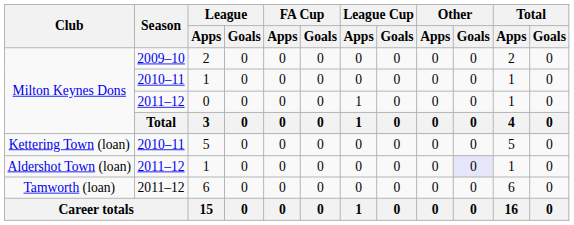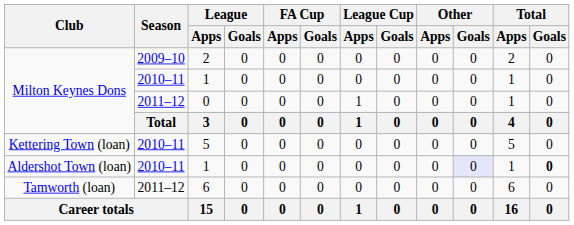(161, 166) 2011–12 -> (161, 166) 2010–11
(549, 166) normal -> (549, 166) bold
